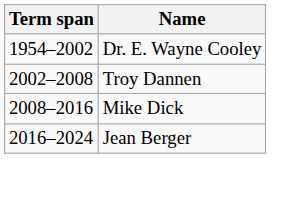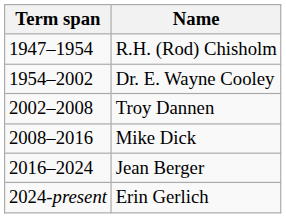+ row: (196, 49)
+ row: (162, 197)
